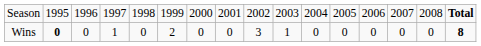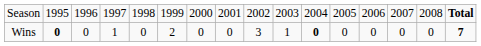(316, 32) normal -> (316, 32) bold
(461, 32) 8 -> (461, 32) 7
